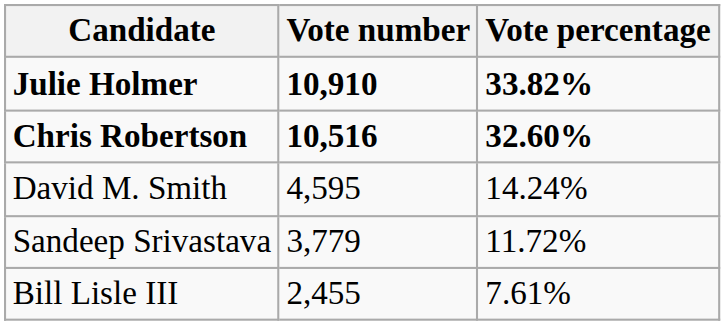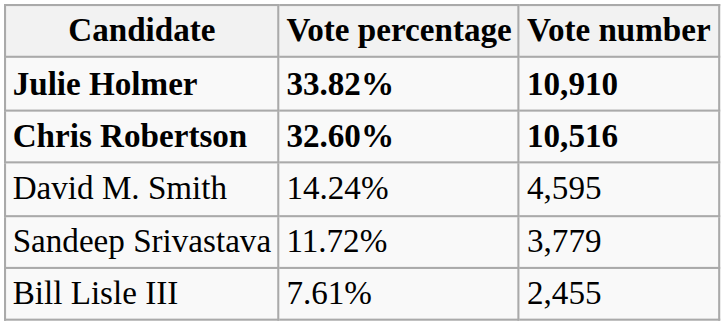columns swapped: (378, 30) <-> (598, 30)
